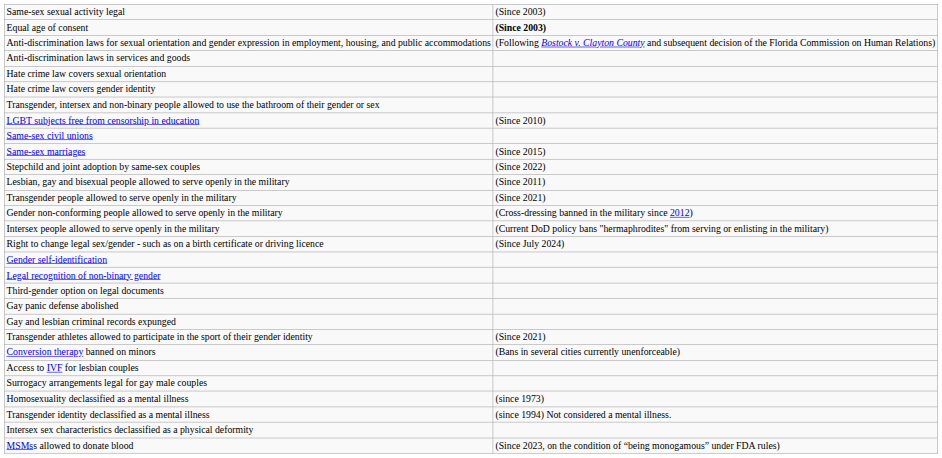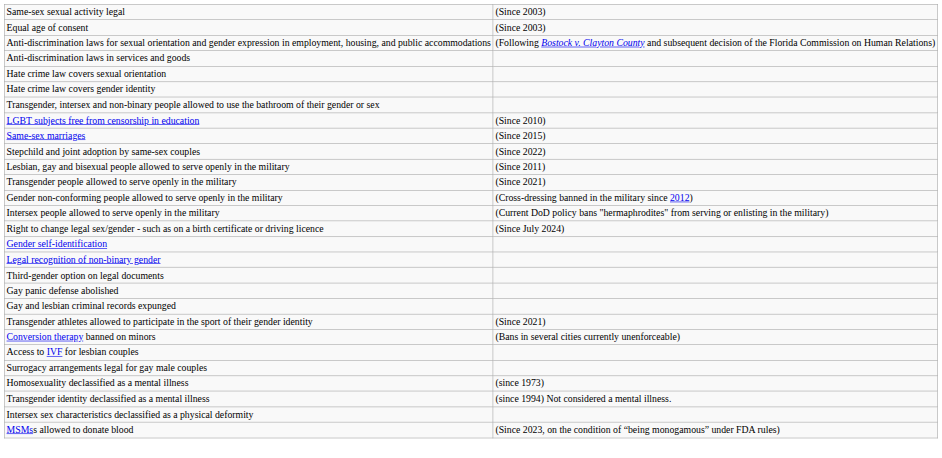(521, 27) bold -> (520, 27) normal
- row: (50, 136)
